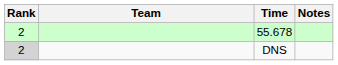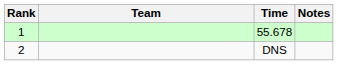(21, 32) 2 -> (21, 32) 1
(21, 50) lightgrey background -> (21, 50) no background
